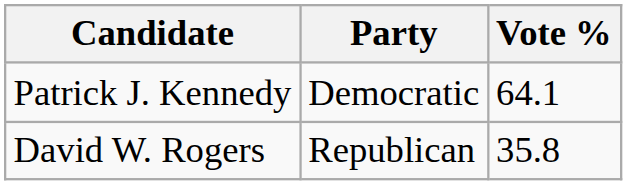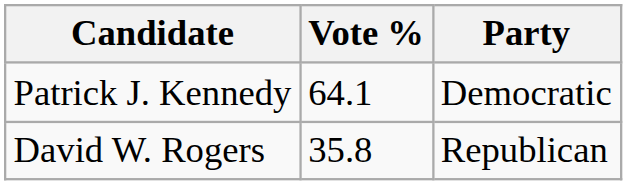columns swapped: (394, 33) <-> (554, 33)
